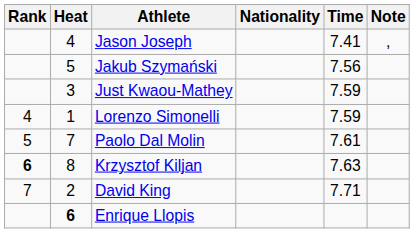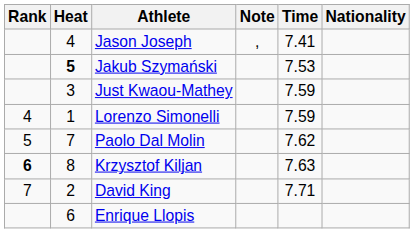columns swapped: (280, 16) <-> (388, 16)
(71, 66) normal -> (71, 66) bold
(345, 66) 7.56 -> (300, 66) 7.53
(345, 141) 7.61 -> (300, 141) 7.62
(71, 215) bold -> (71, 215) normal
